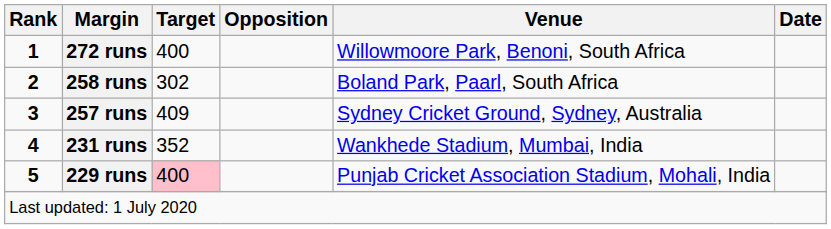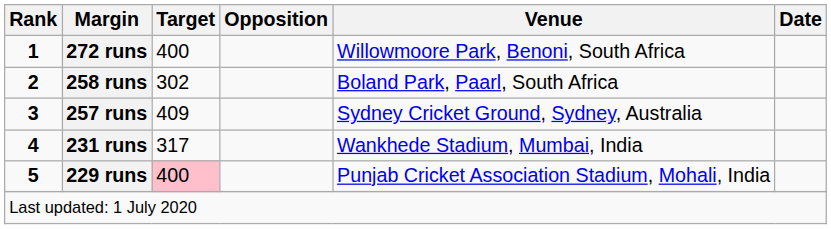(173, 144) 352 -> (173, 144) 317
